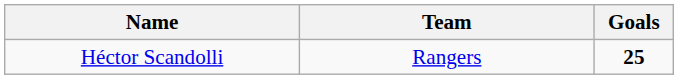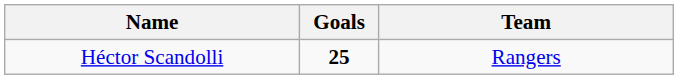columns swapped: (447, 22) <-> (634, 22)
